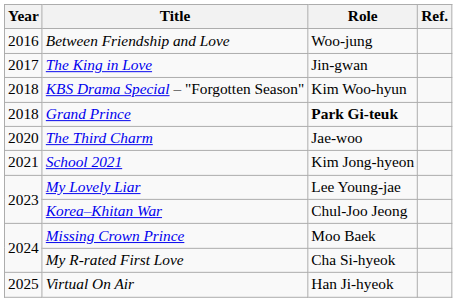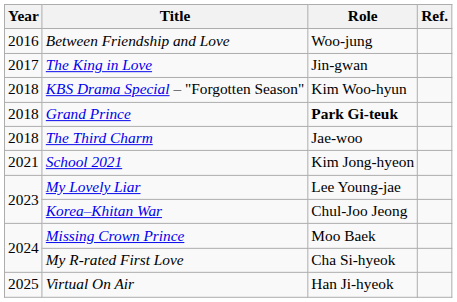(23, 138) 2020 -> (23, 138) 2018
